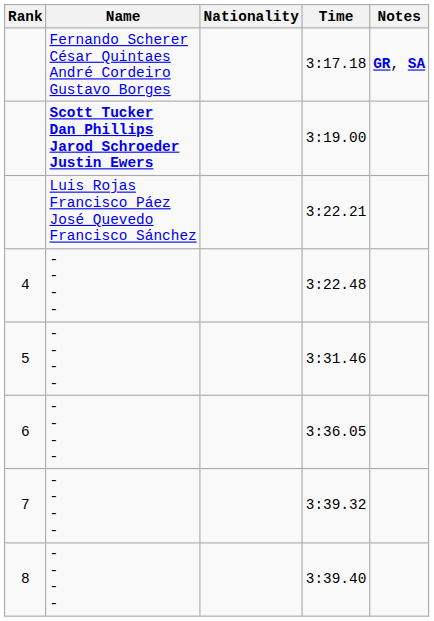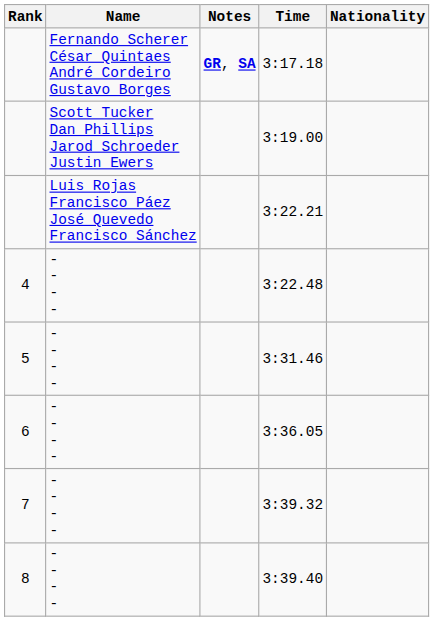columns swapped: (251, 16) <-> (399, 16)
(114, 138) bold -> (114, 138) normal
